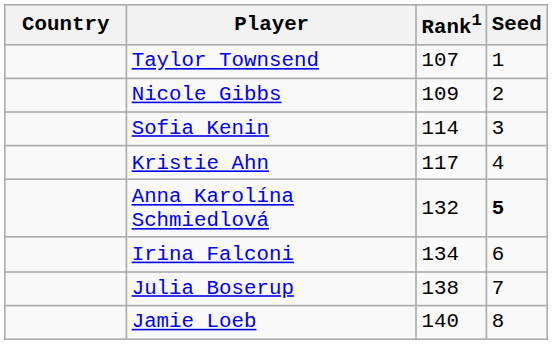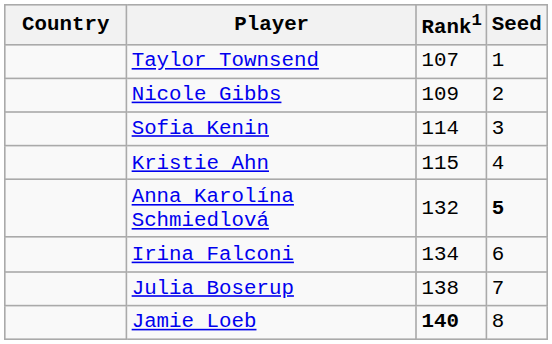(440, 163) 117 -> (440, 163) 115
(440, 322) normal -> (440, 322) bold
